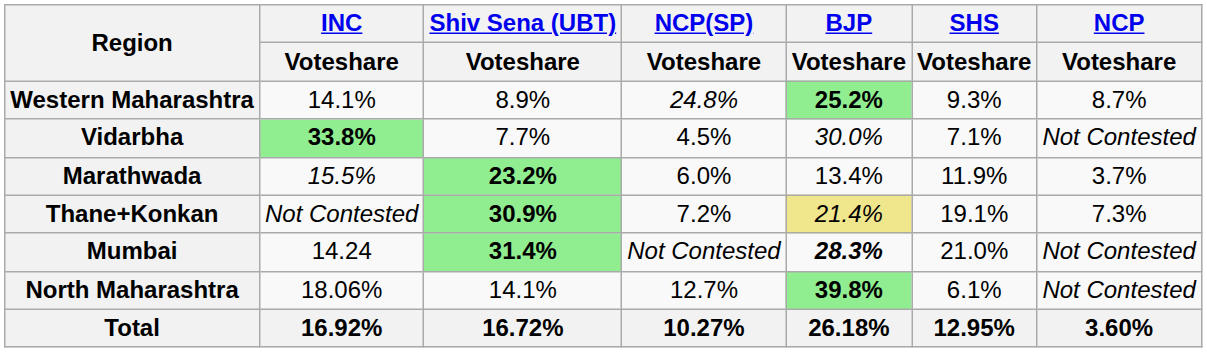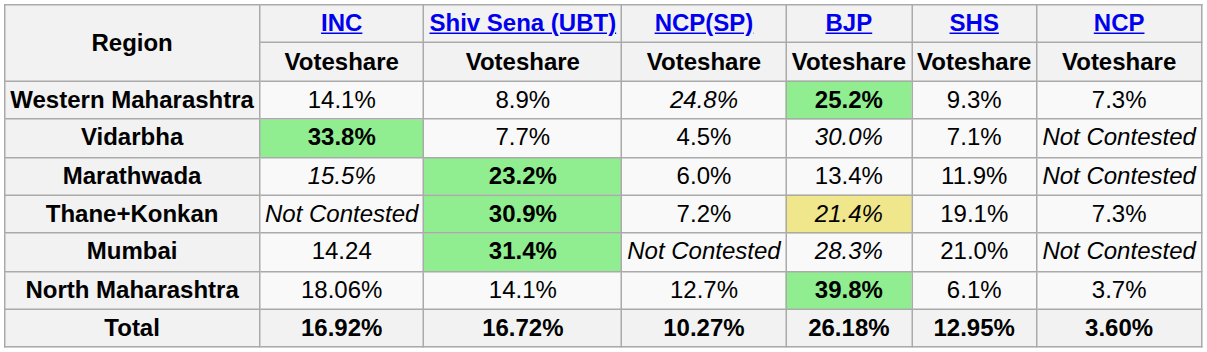(1119, 99) 8.7% -> (1119, 99) 7.3%
(1119, 175) 3.7% -> (1119, 175) Not Contested
(849, 251) bold -> (849, 251) normal
(1119, 289) Not Contested -> (1119, 289) 3.7%
